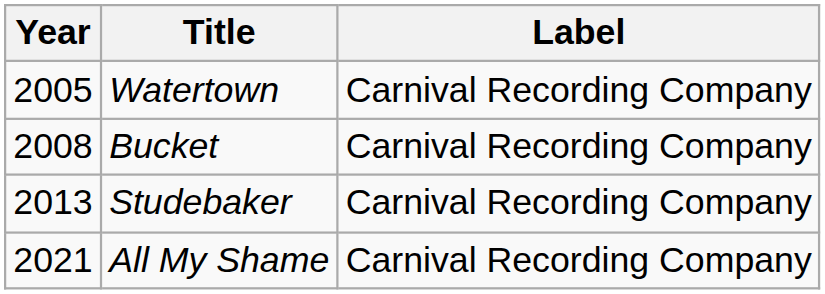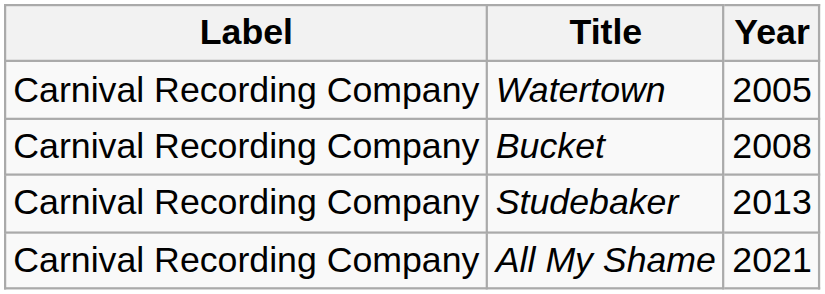columns swapped: (53, 32) <-> (579, 32)
